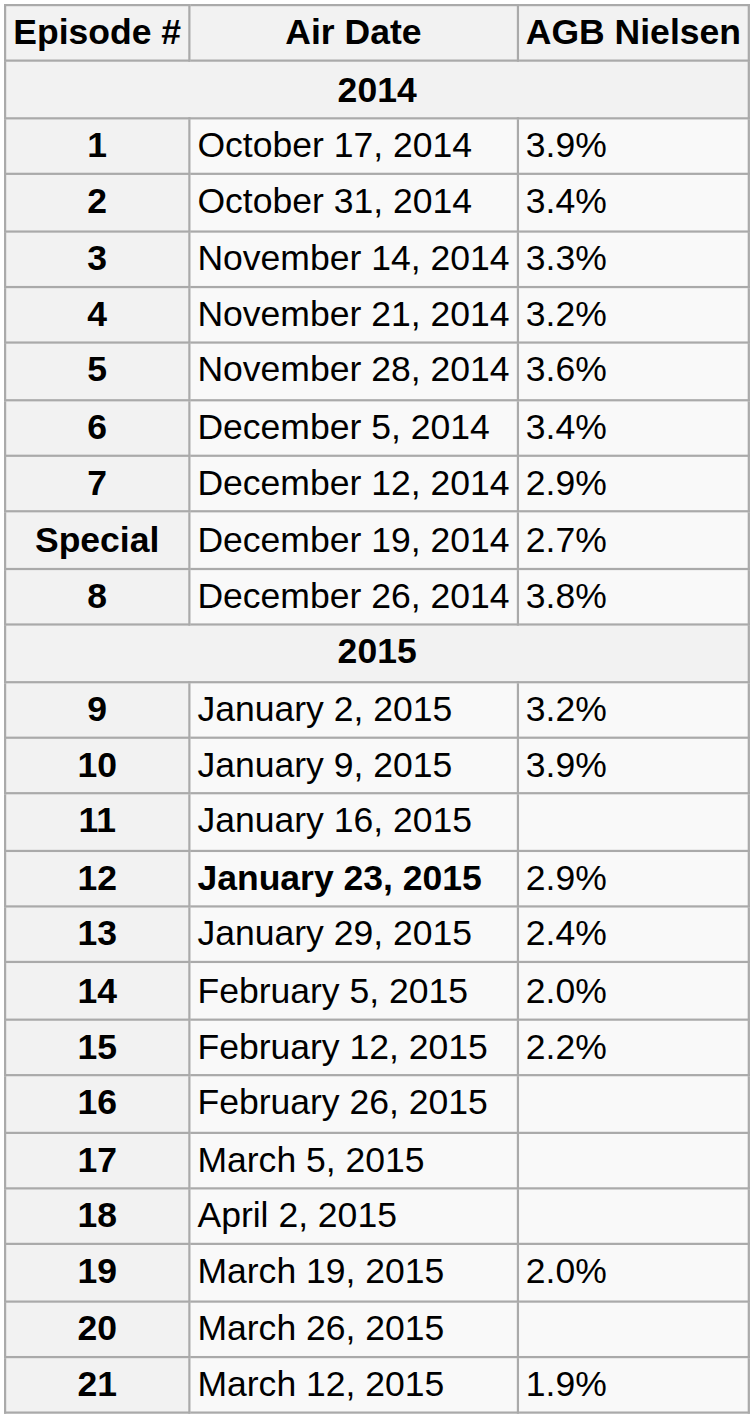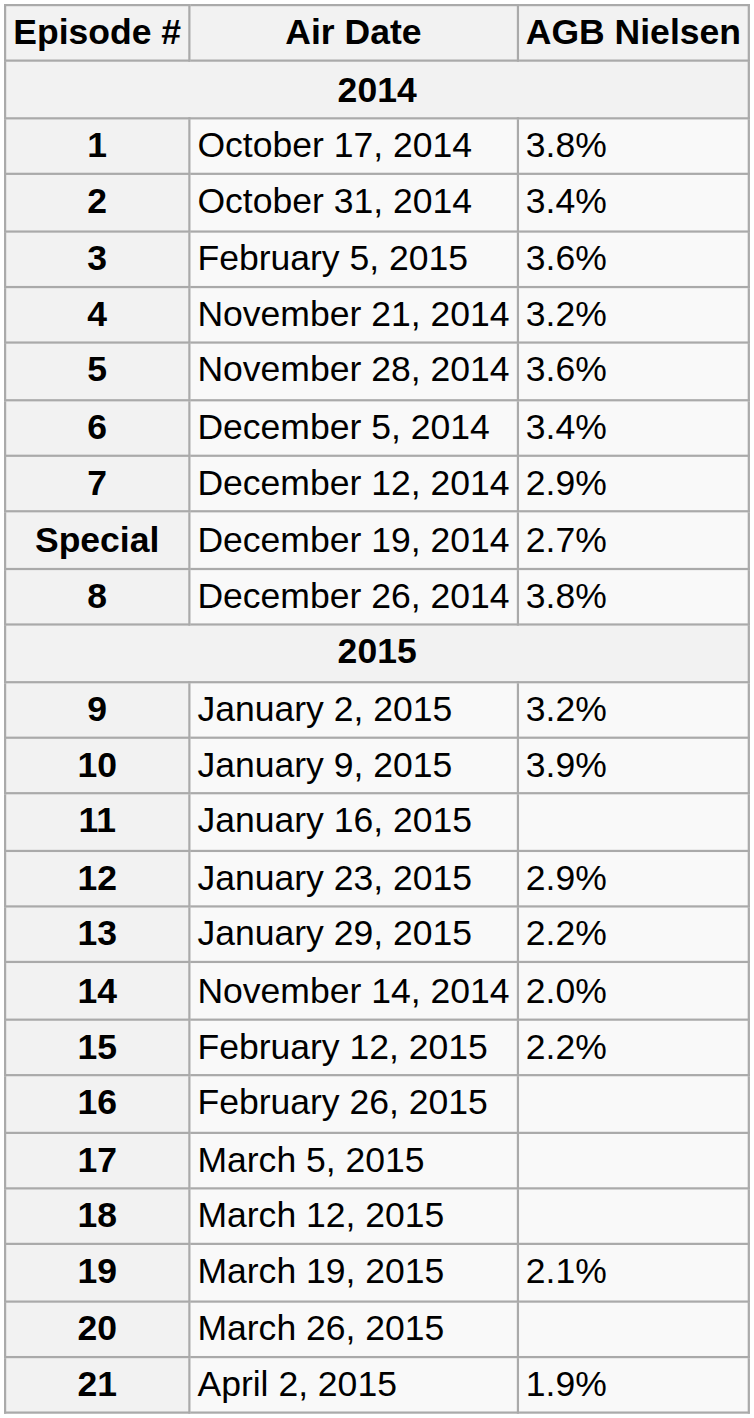(566, 145) 3.9% -> (566, 145) 3.8%
(353, 257) November 14, 2014 -> (333, 257) February 5, 2015
(566, 257) 3.3% -> (566, 257) 3.6%
(340, 877) bold -> (335, 877) normal
(566, 933) 2.4% -> (566, 933) 2.2%
(333, 990) February 5, 2015 -> (353, 990) November 14, 2014
(297, 1215) April 2, 2015 -> (321, 1215) March 12, 2015
(566, 1271) 2.0% -> (566, 1271) 2.1%
(321, 1384) March 12, 2015 -> (297, 1384) April 2, 2015
